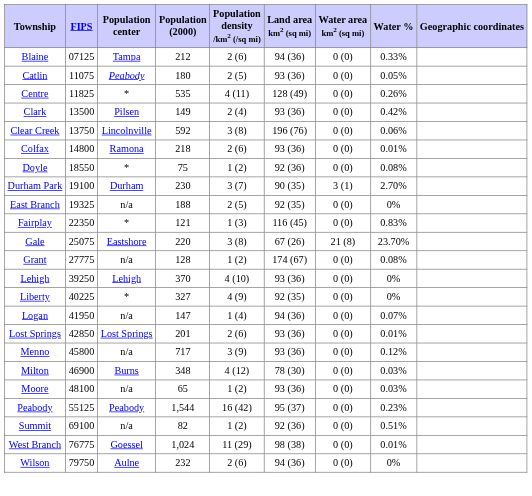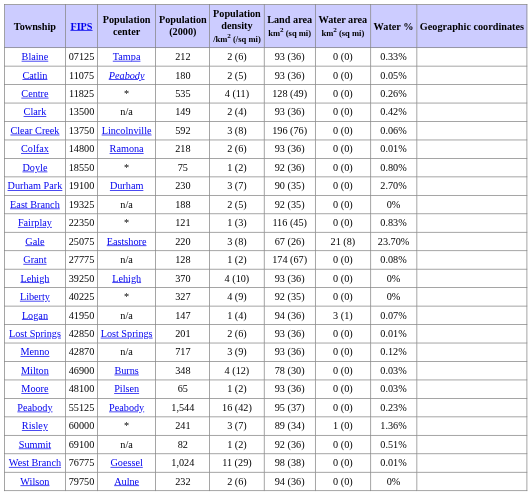(290, 57) 94 (36) -> (290, 57) 93 (36)
(127, 112) Pilsen -> (127, 112) n/a
(394, 167) 0.08% -> (394, 167) 0.80%
(343, 186) 3 (1) -> (343, 186) 0 (0)
(343, 315) 0 (0) -> (343, 315) 3 (1)
(81, 352) 45800 -> (81, 352) 42870
(127, 389) n/a -> (127, 389) Pilsen
+ row: (35, 426)
